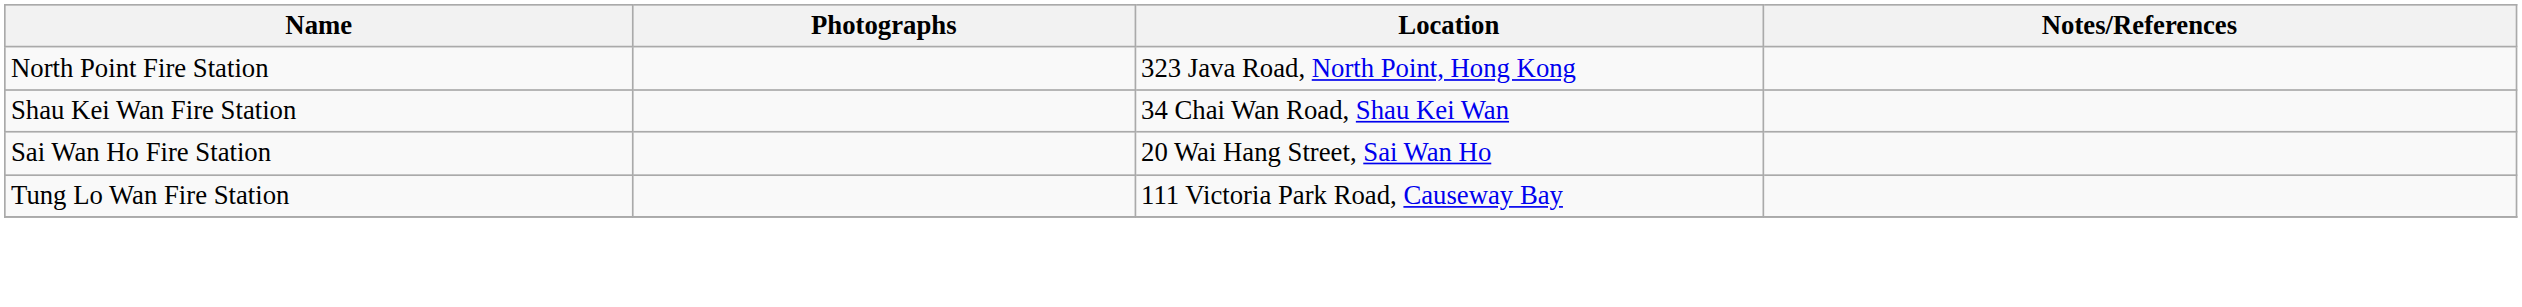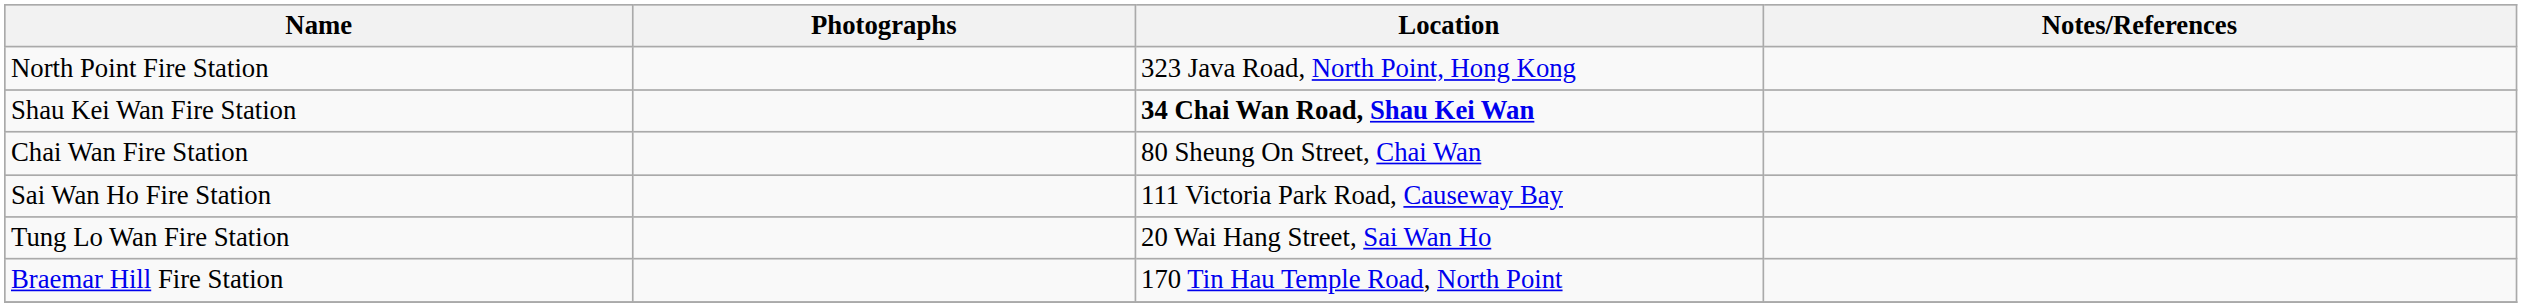(1325, 110) normal -> (1338, 110) bold
+ row: (130, 152)
(1316, 152) 20 Wai Hang Street, Sai Wan Ho -> (1352, 195) 111 Victoria Park Road, Causeway Bay
(1352, 195) 111 Victoria Park Road, Causeway Bay -> (1316, 237) 20 Wai Hang Street, Sai Wan Ho
+ row: (147, 279)
